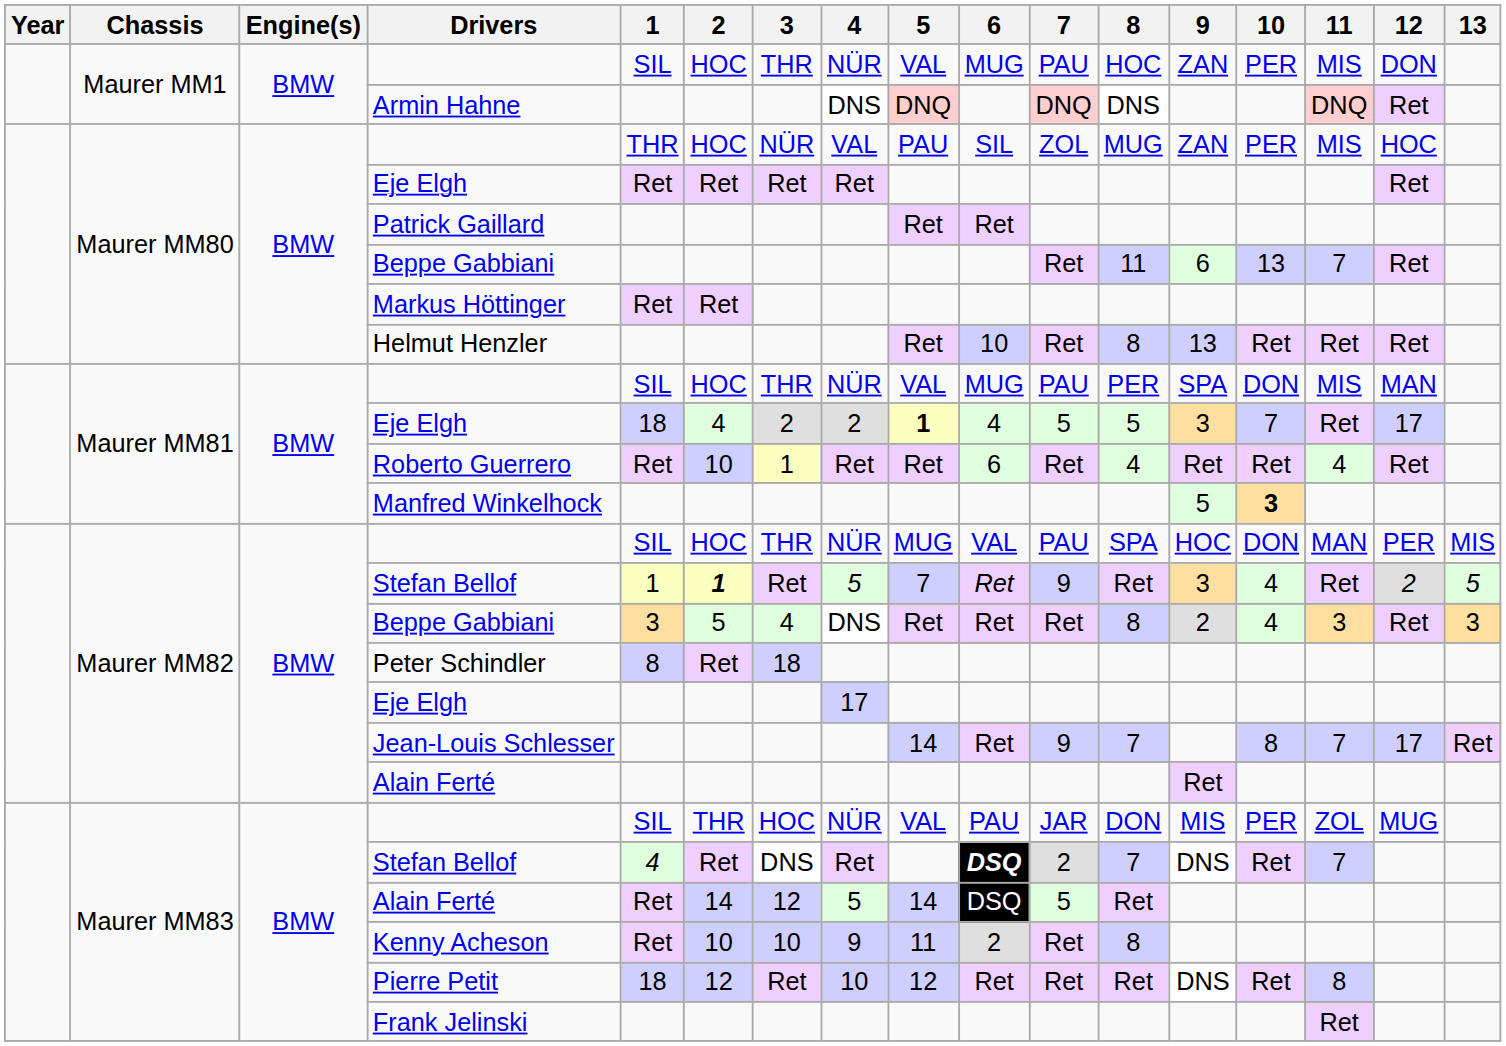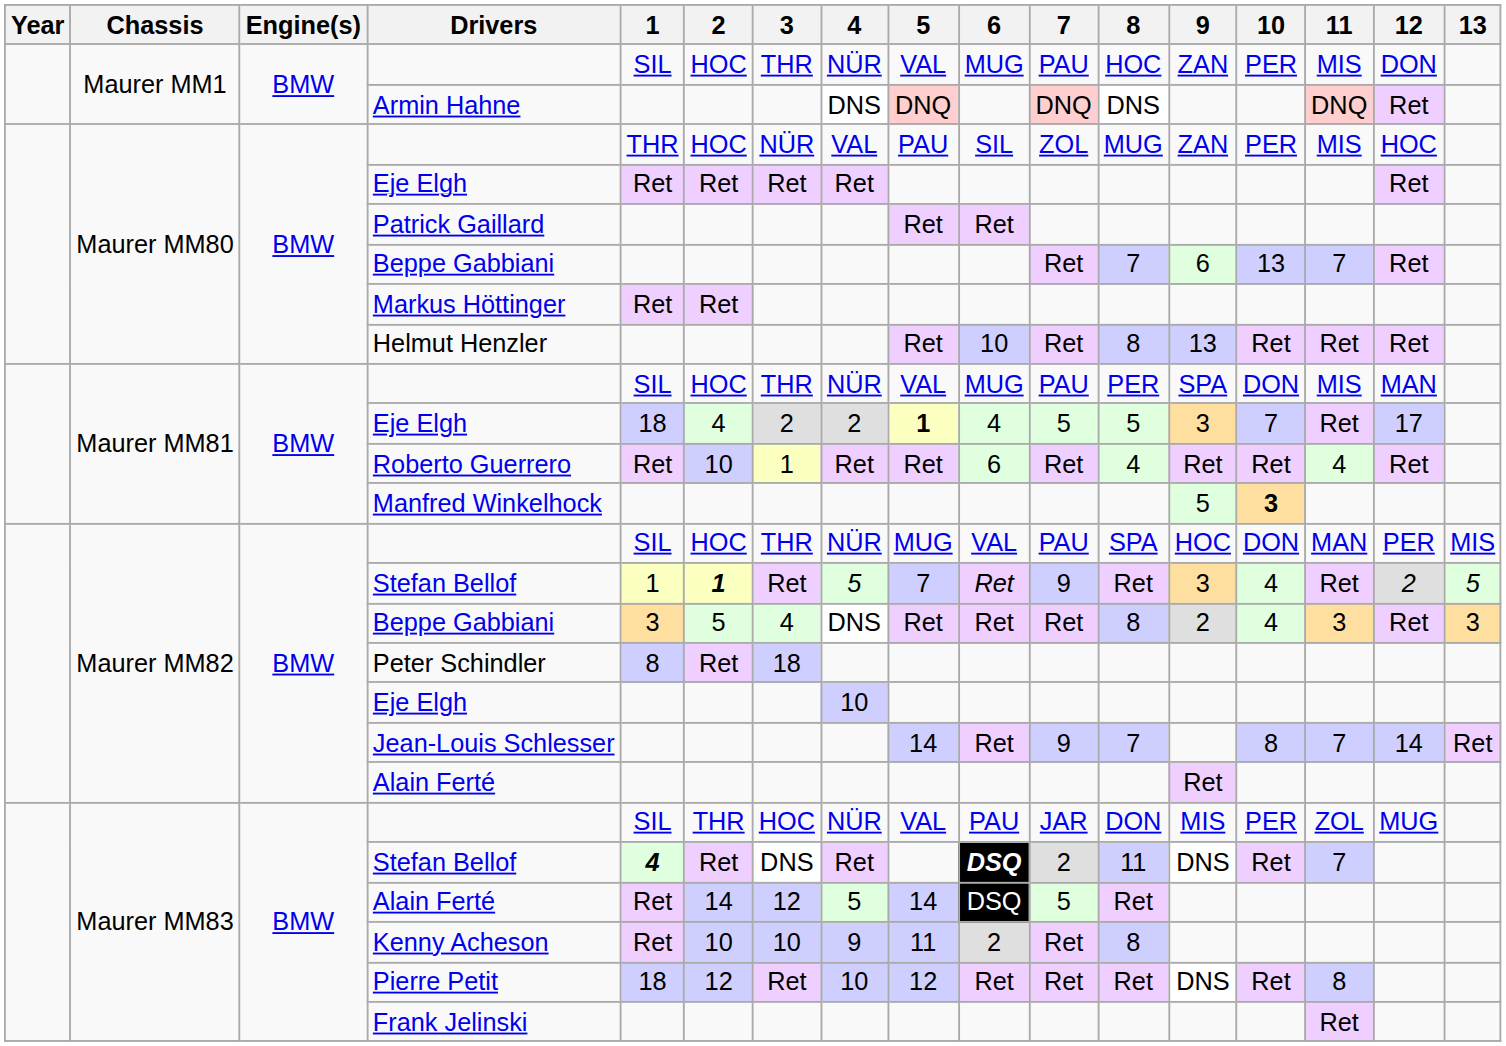(1133, 264) 11 -> (1133, 264) 7
(854, 702) 17 -> (854, 702) 10
(1409, 742) 17 -> (1409, 742) 14
(653, 862) normal -> (653, 862) bold
(1133, 862) 7 -> (1133, 862) 11
